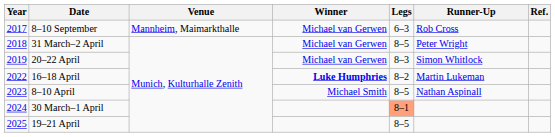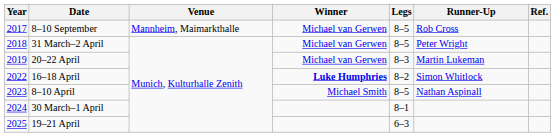(402, 28) 6–3 -> (402, 28) 8–5
(449, 60) Simon Whitlock -> (450, 60) Martin Lukeman
(450, 76) Martin Lukeman -> (449, 76) Simon Whitlock
(402, 108) lightsalmon background -> (402, 108) no background
(402, 124) 8–5 -> (402, 124) 6–3
